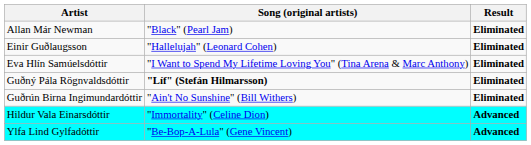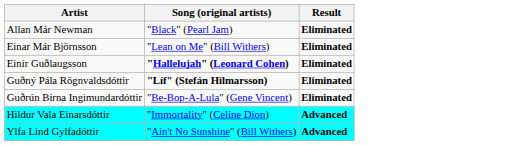+ row: (52, 47)
(212, 47) normal -> (218, 64) bold
- row: (57, 64)
(222, 98) "Ain't No Sunshine" (Bill Withers) -> (219, 98) "Be-Bop-A-Lula" (Gene Vincent)
(219, 132) "Be-Bop-A-Lula" (Gene Vincent) -> (222, 132) "Ain't No Sunshine" (Bill Withers)
